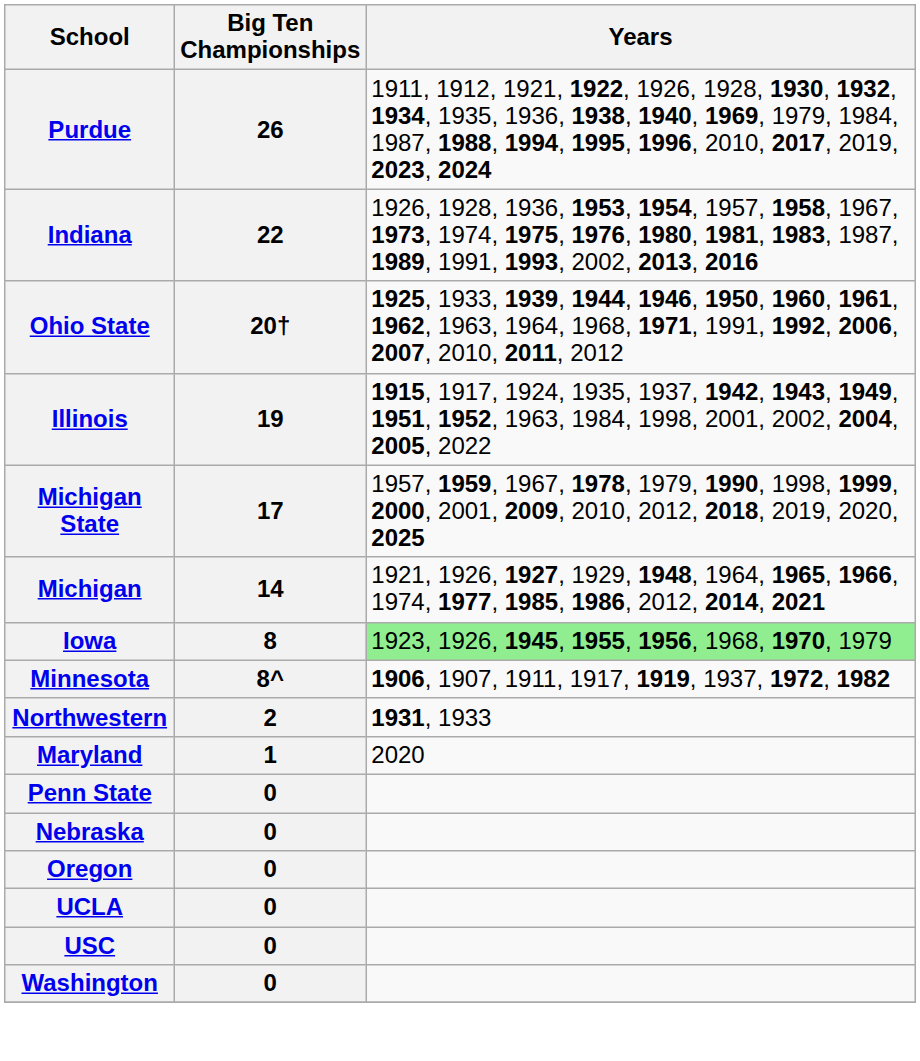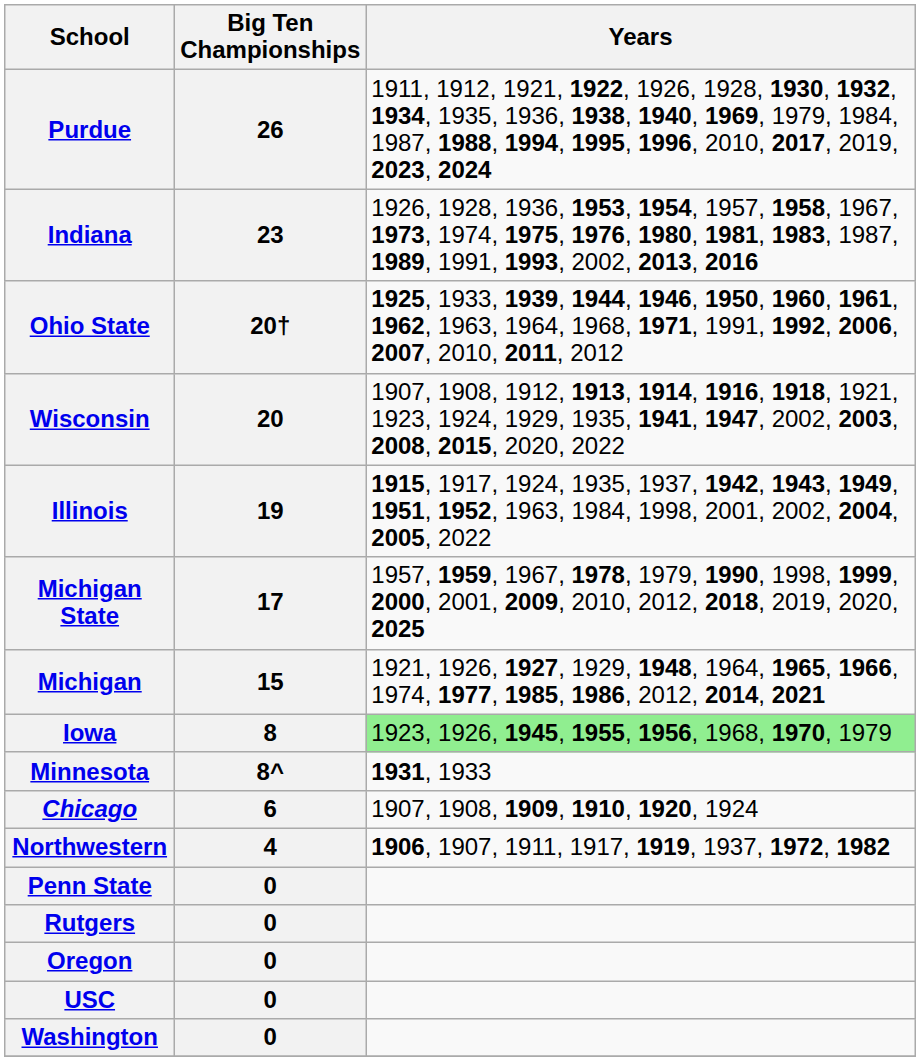(270, 234) 22 -> (270, 234) 23
+ row: (90, 418)
(270, 589) 14 -> (270, 681) 15
(631, 679) 1906, 1907, 1911, 1917, 1919, 1937, 1972, 1982 -> (431, 771) 1931, 1933
+ row: (90, 809)
(270, 717) 2 -> (270, 847) 4
(431, 717) 1931, 1933 -> (631, 847) 1906, 1907, 1911, 1917, 1919, 1937, 1972, 1982
- row: (90, 755)
- row: (90, 831)
+ row: (90, 923)
- row: (90, 907)
